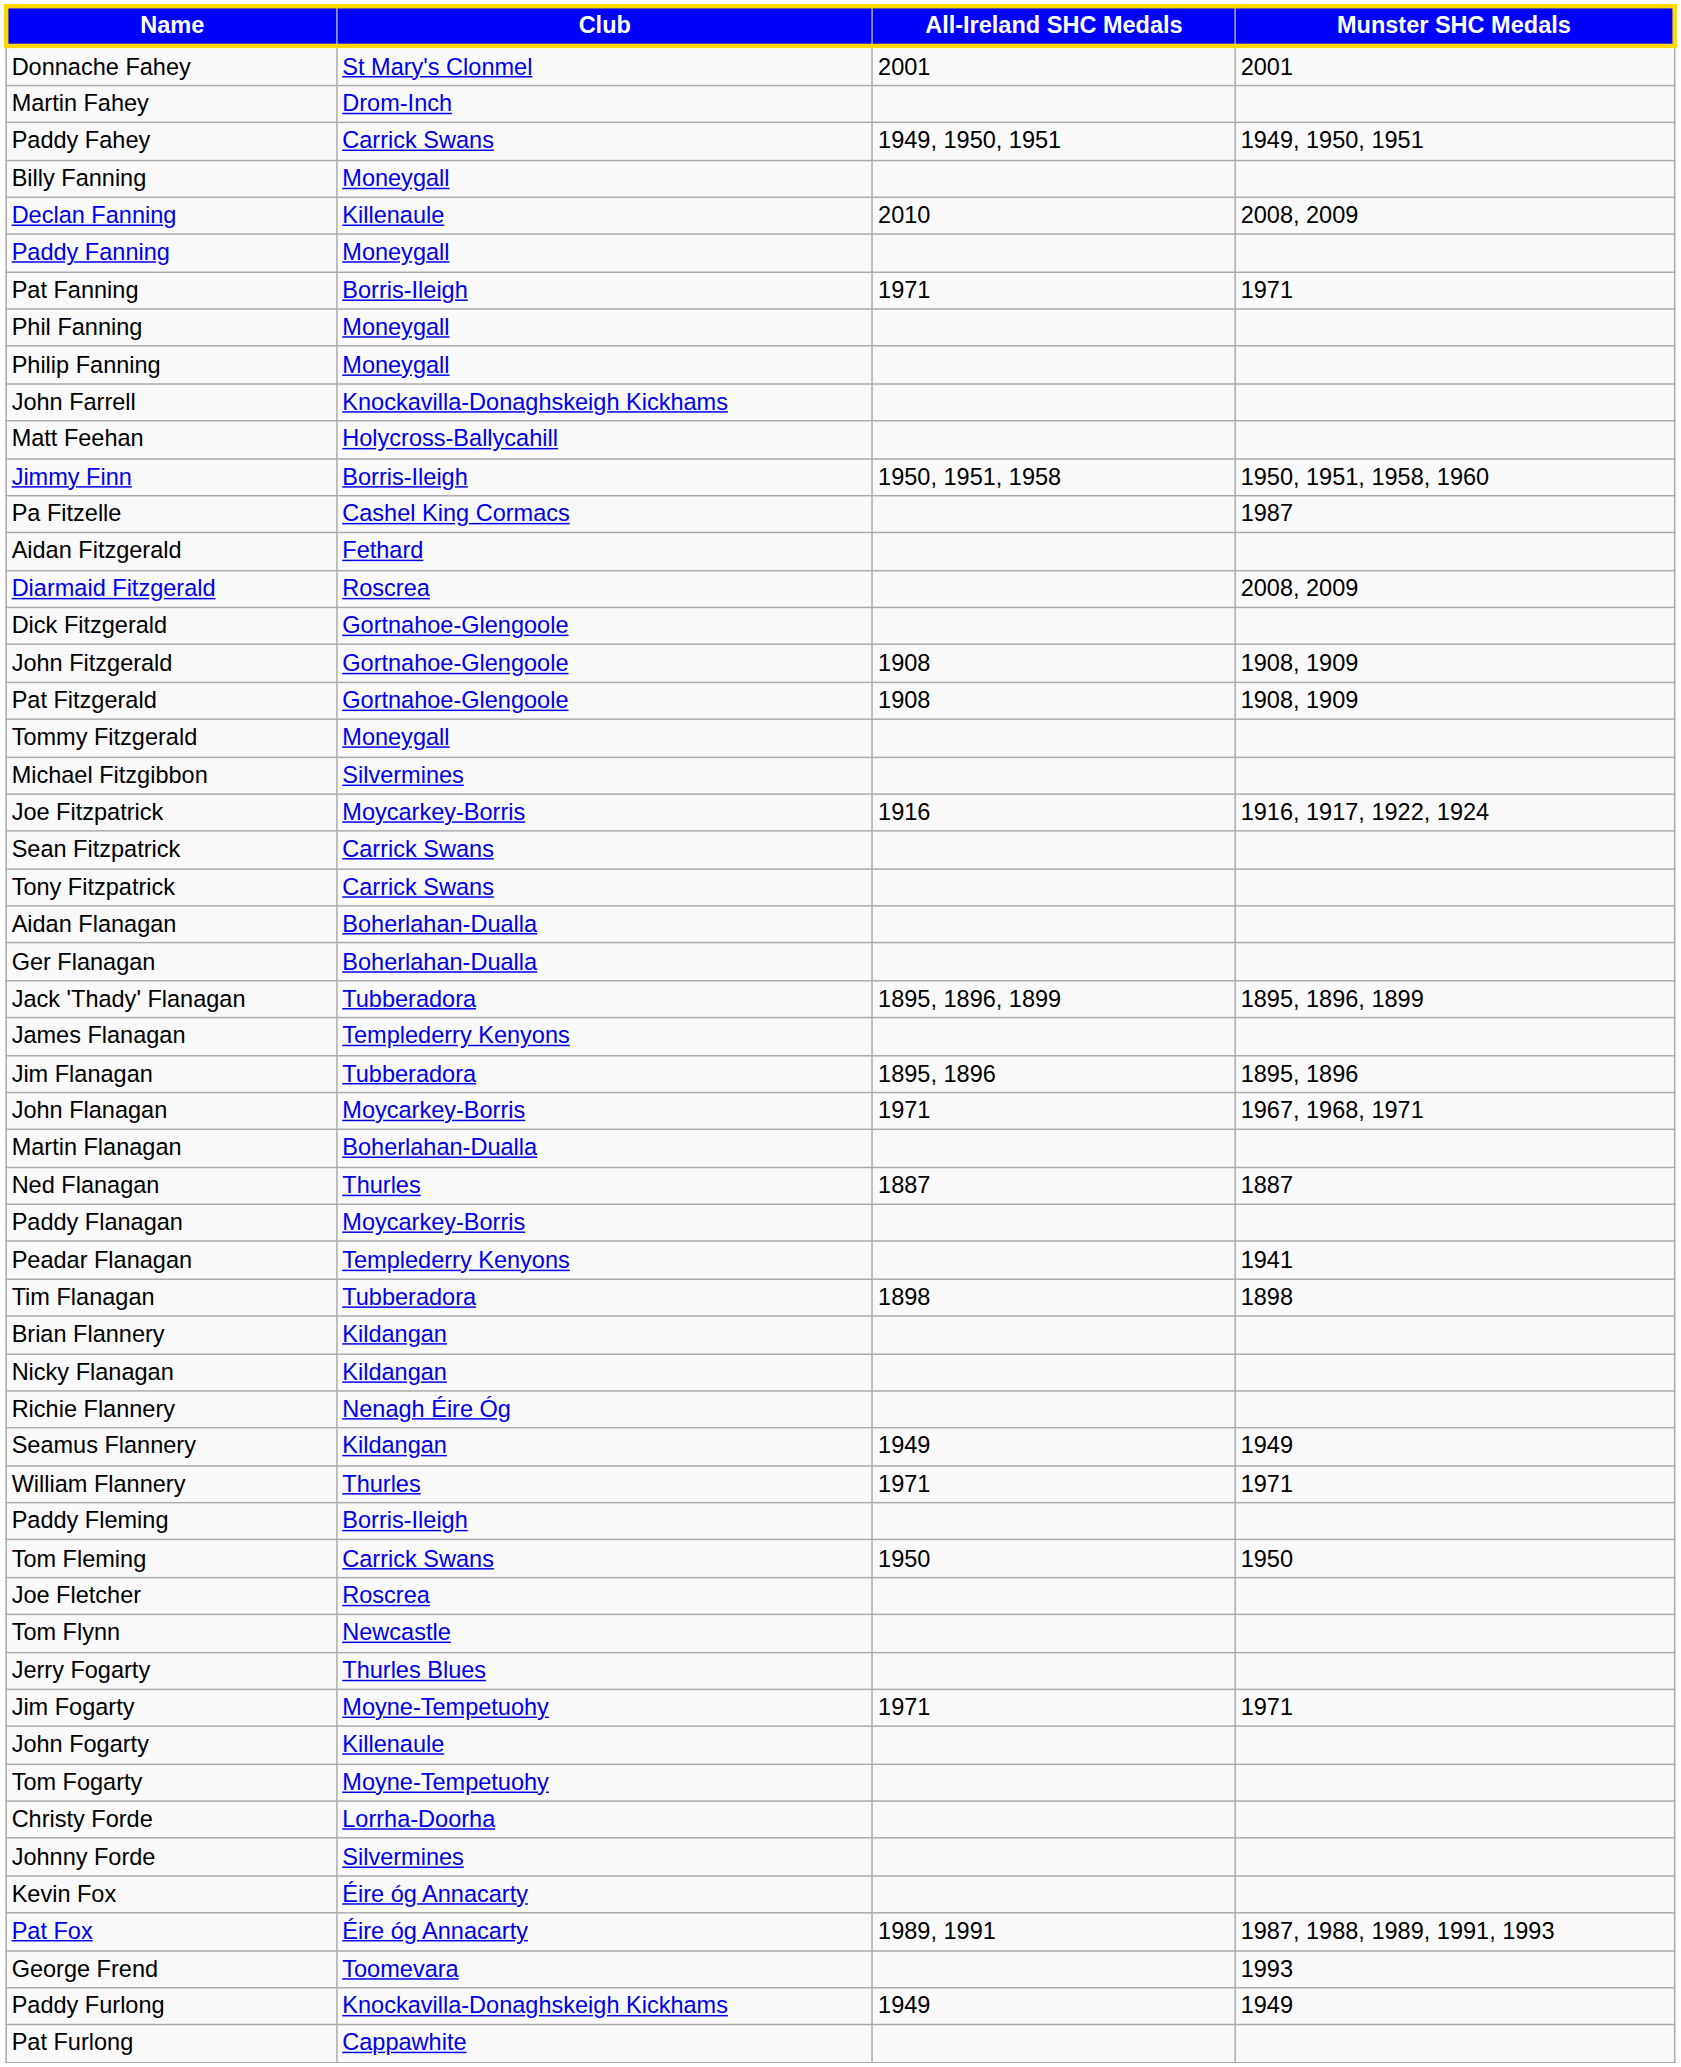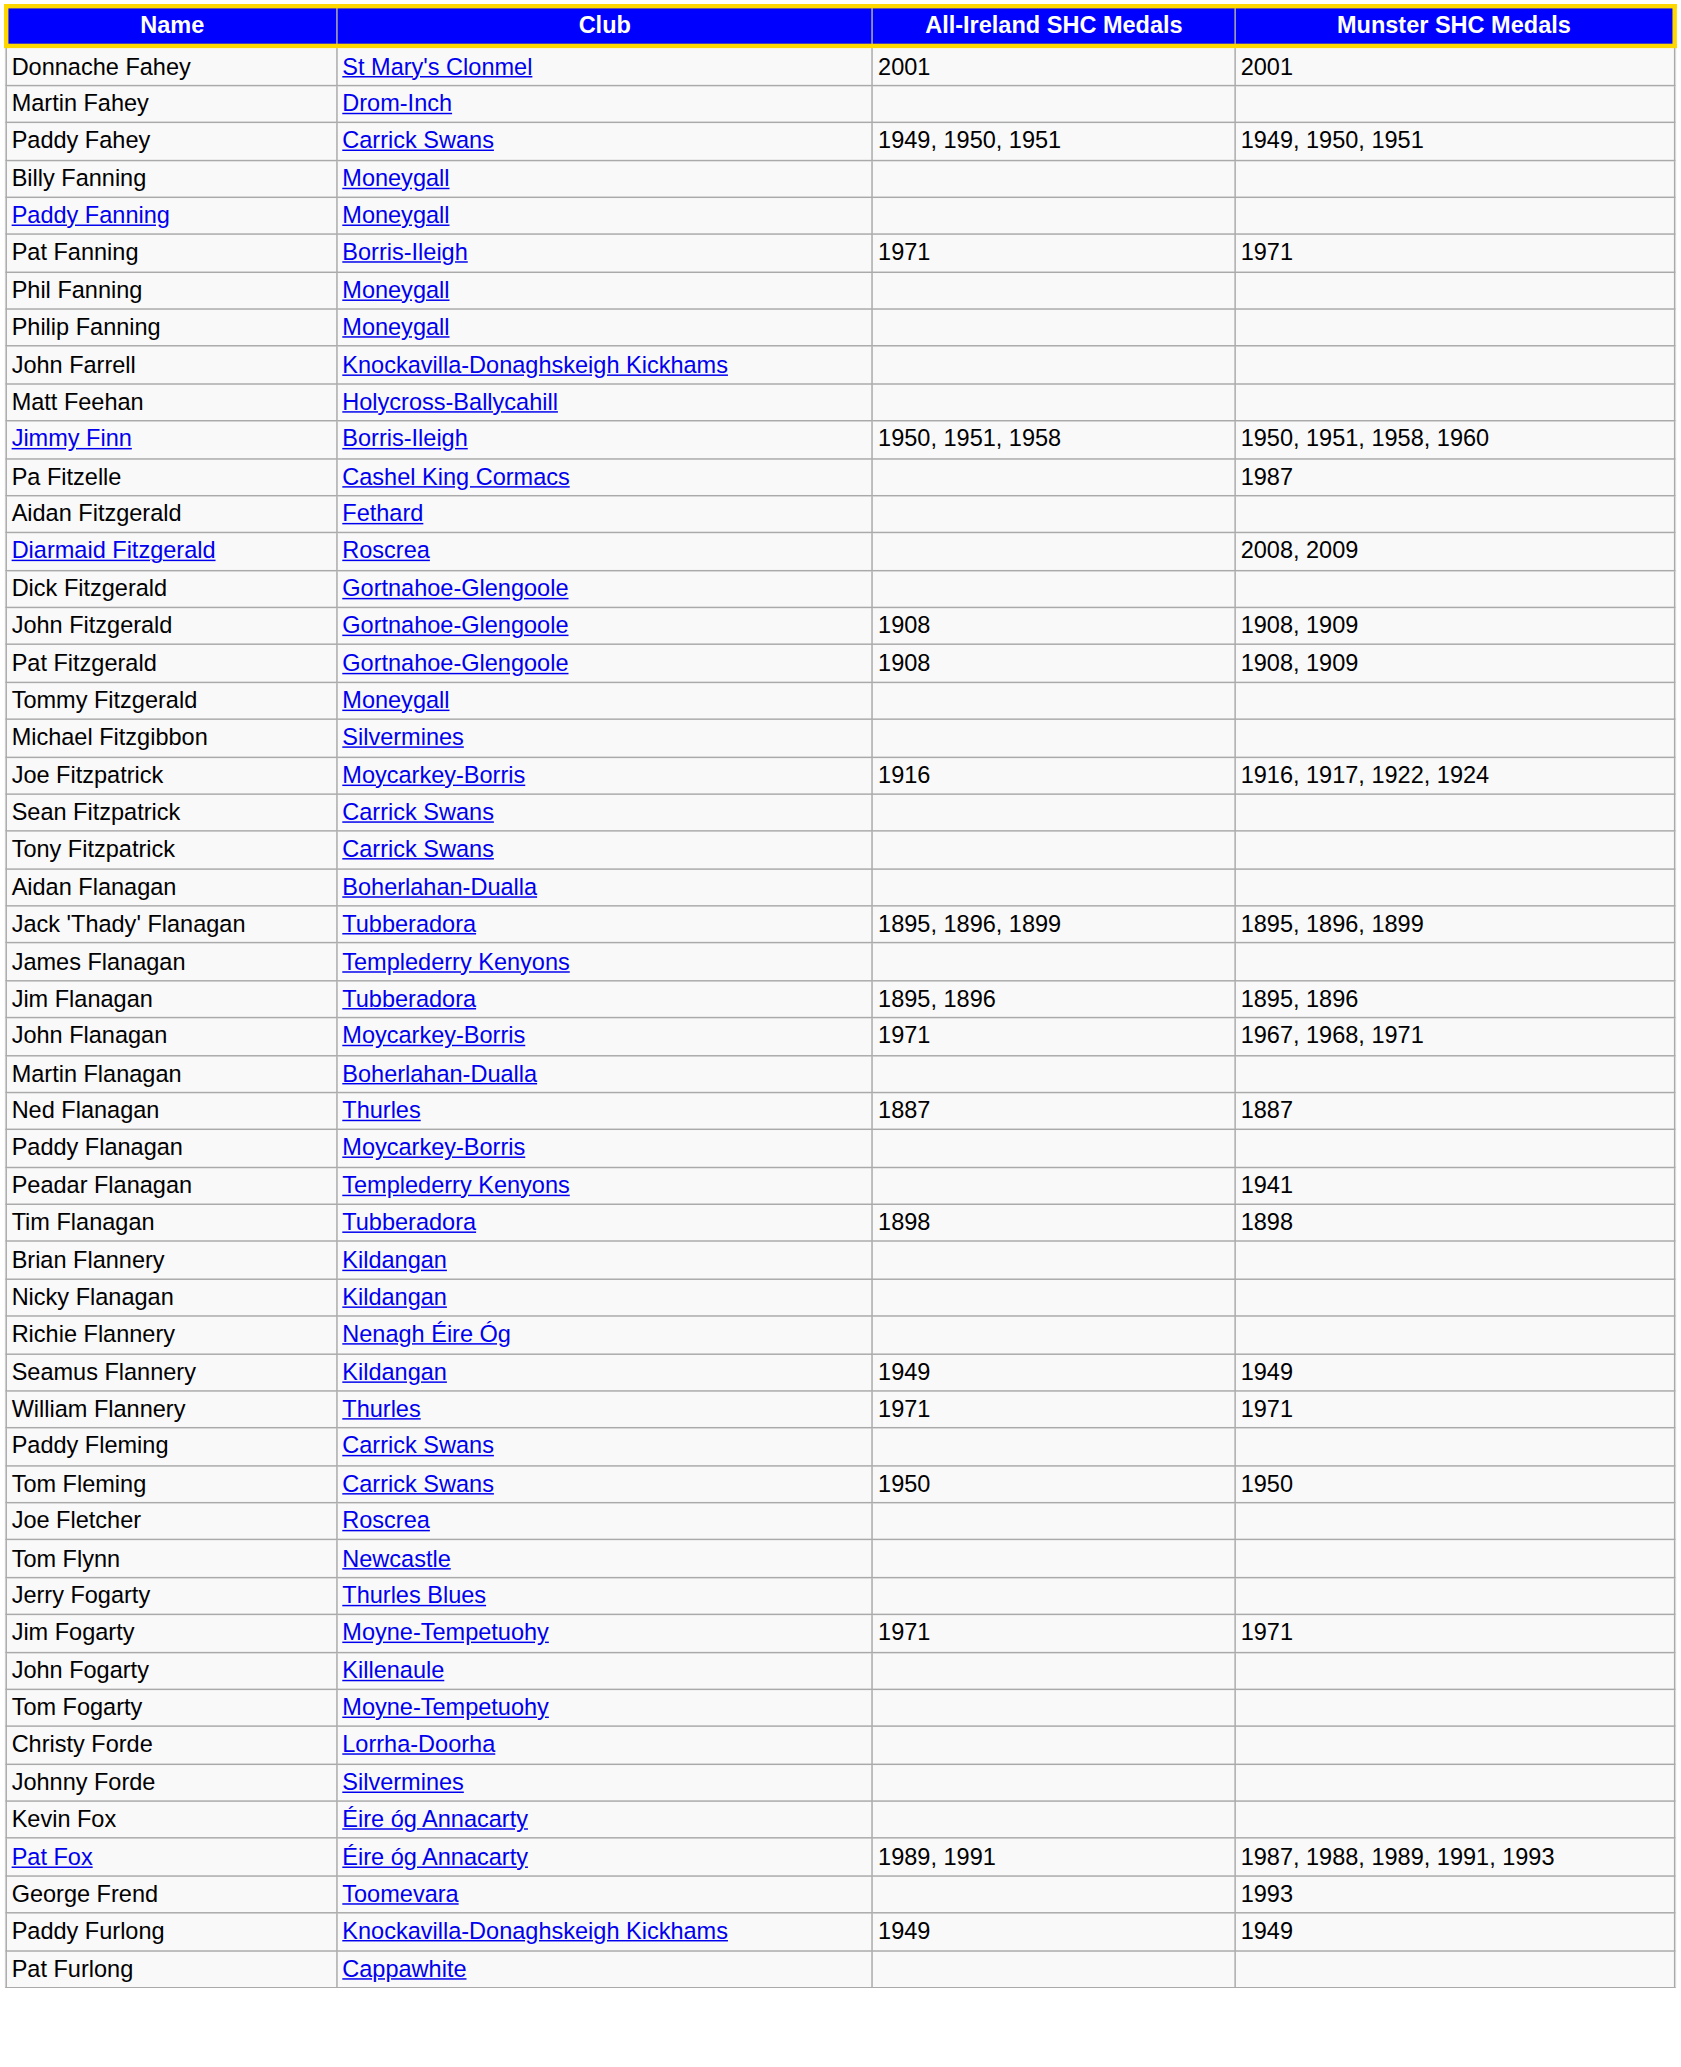- row: (94, 215)
- row: (84, 961)
(405, 1521) Borris-Ileigh -> (418, 1446) Carrick Swans
